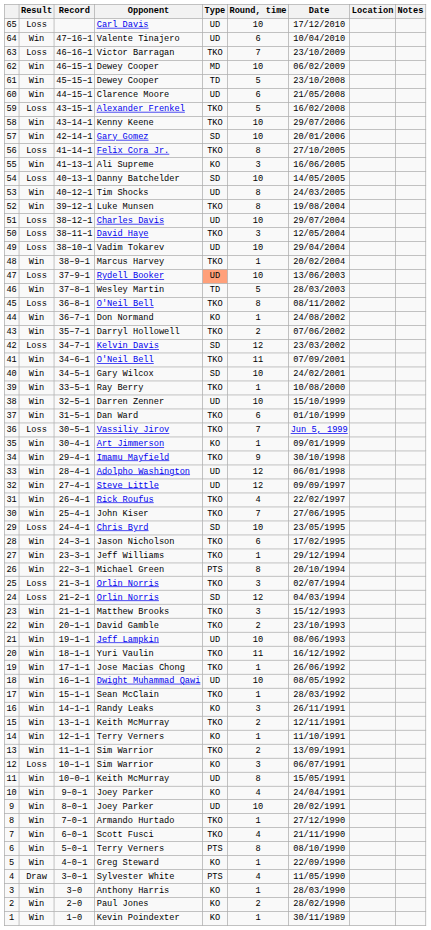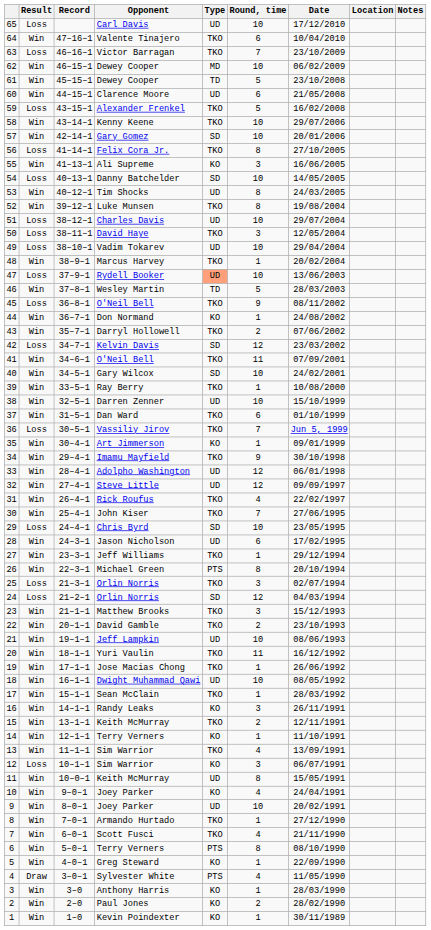(215, 40) UD -> (215, 40) TKO
(258, 305) 8 -> (258, 305) 9
(215, 542) TKO -> (215, 542) UD
(258, 751) 2 -> (258, 751) 4
